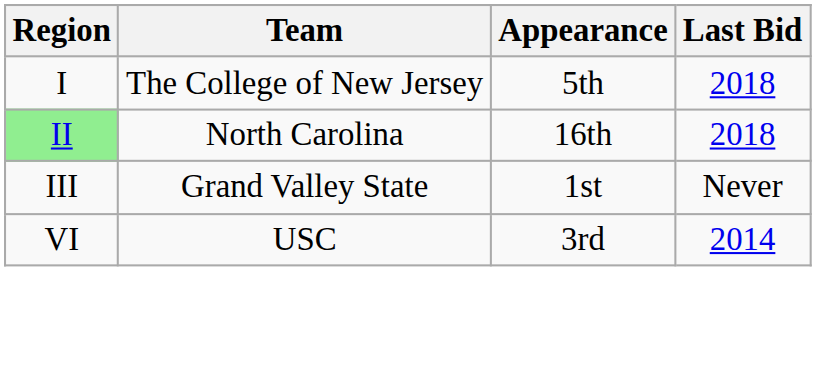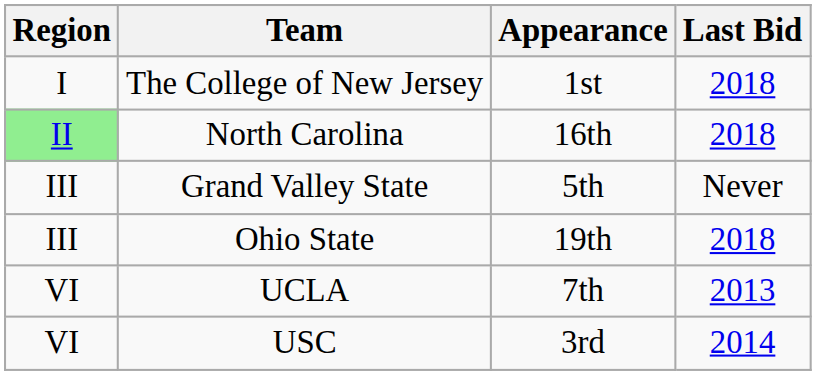(583, 82) 5th -> (583, 82) 1st
(583, 186) 1st -> (583, 186) 5th
+ row: (305, 238)
+ row: (305, 290)
